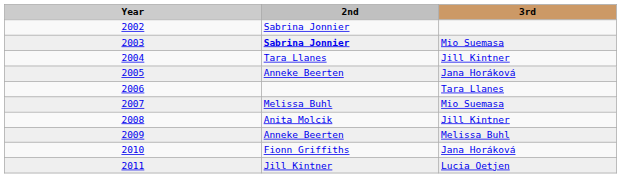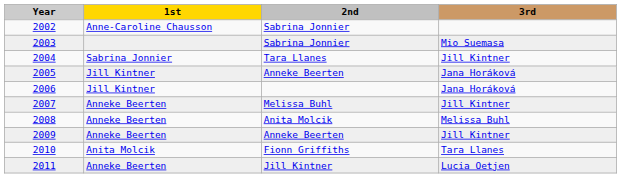+ column: (173, 12)
(307, 43) bold -> (307, 43) normal
(473, 89) Tara Llanes -> (478, 89) Jana Horáková
(473, 105) Mio Suemasa -> (475, 105) Jill Kintner
(475, 120) Jill Kintner -> (475, 120) Melissa Buhl
(475, 135) Melissa Buhl -> (475, 135) Jill Kintner
(478, 151) Jana Horáková -> (473, 151) Tara Llanes
